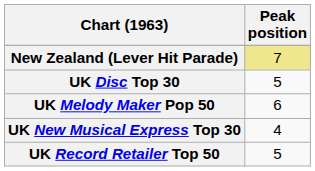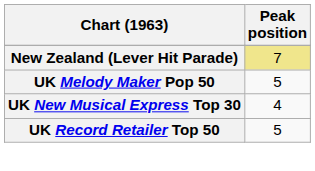- row: (124, 81)
(277, 105) 6 -> (277, 81) 5
